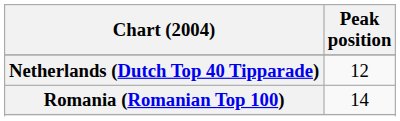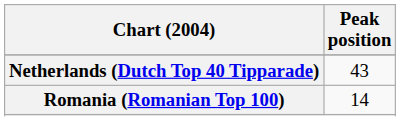(360, 70) 12 -> (360, 70) 43
